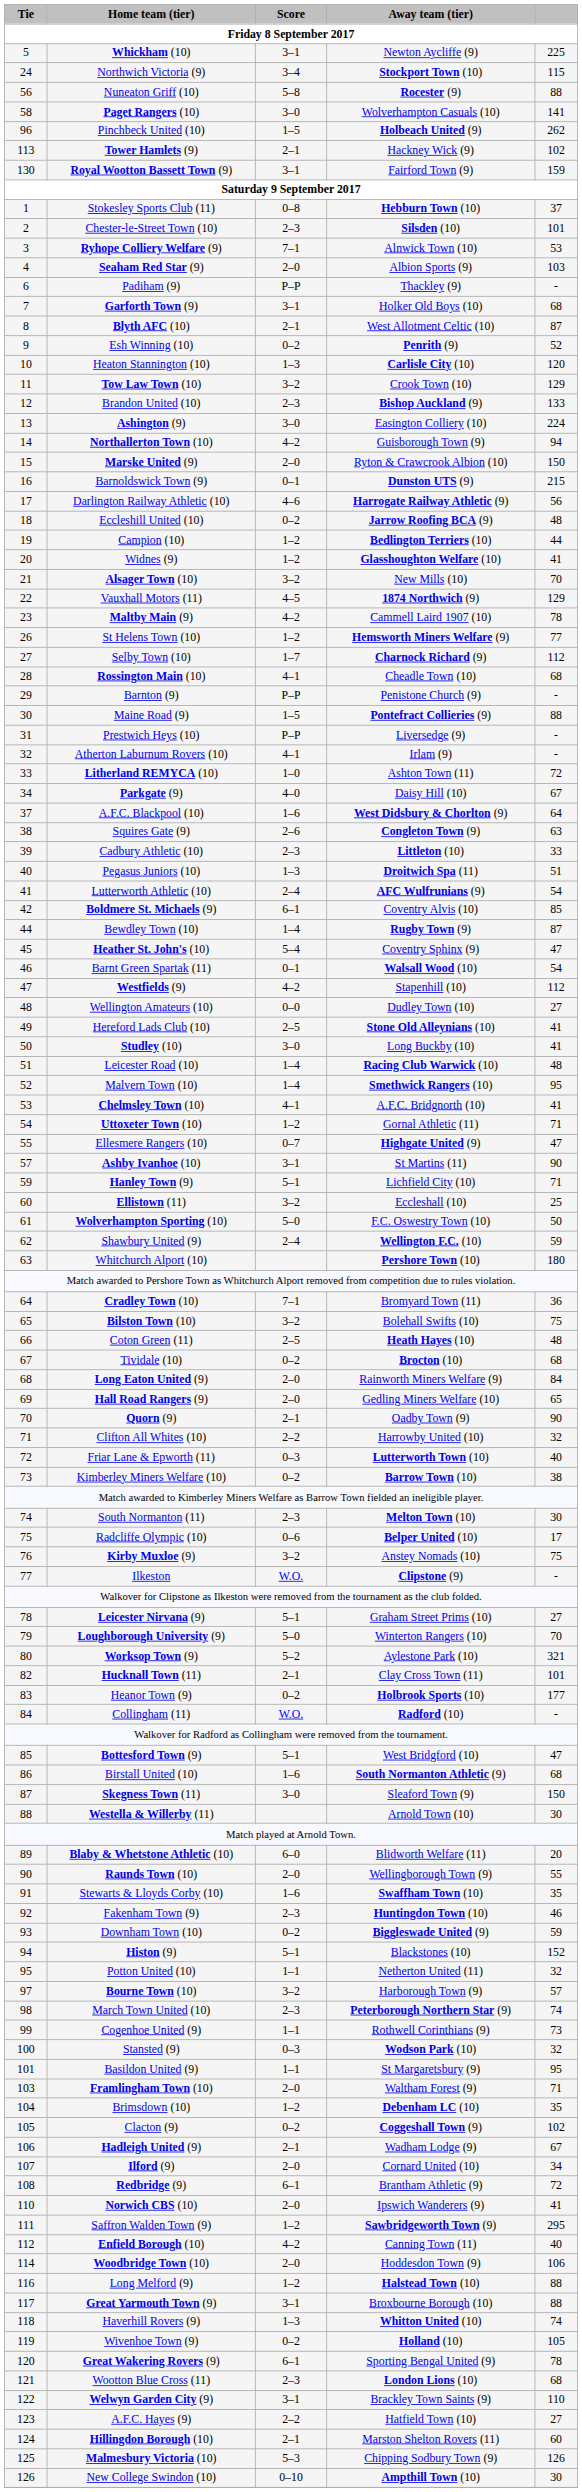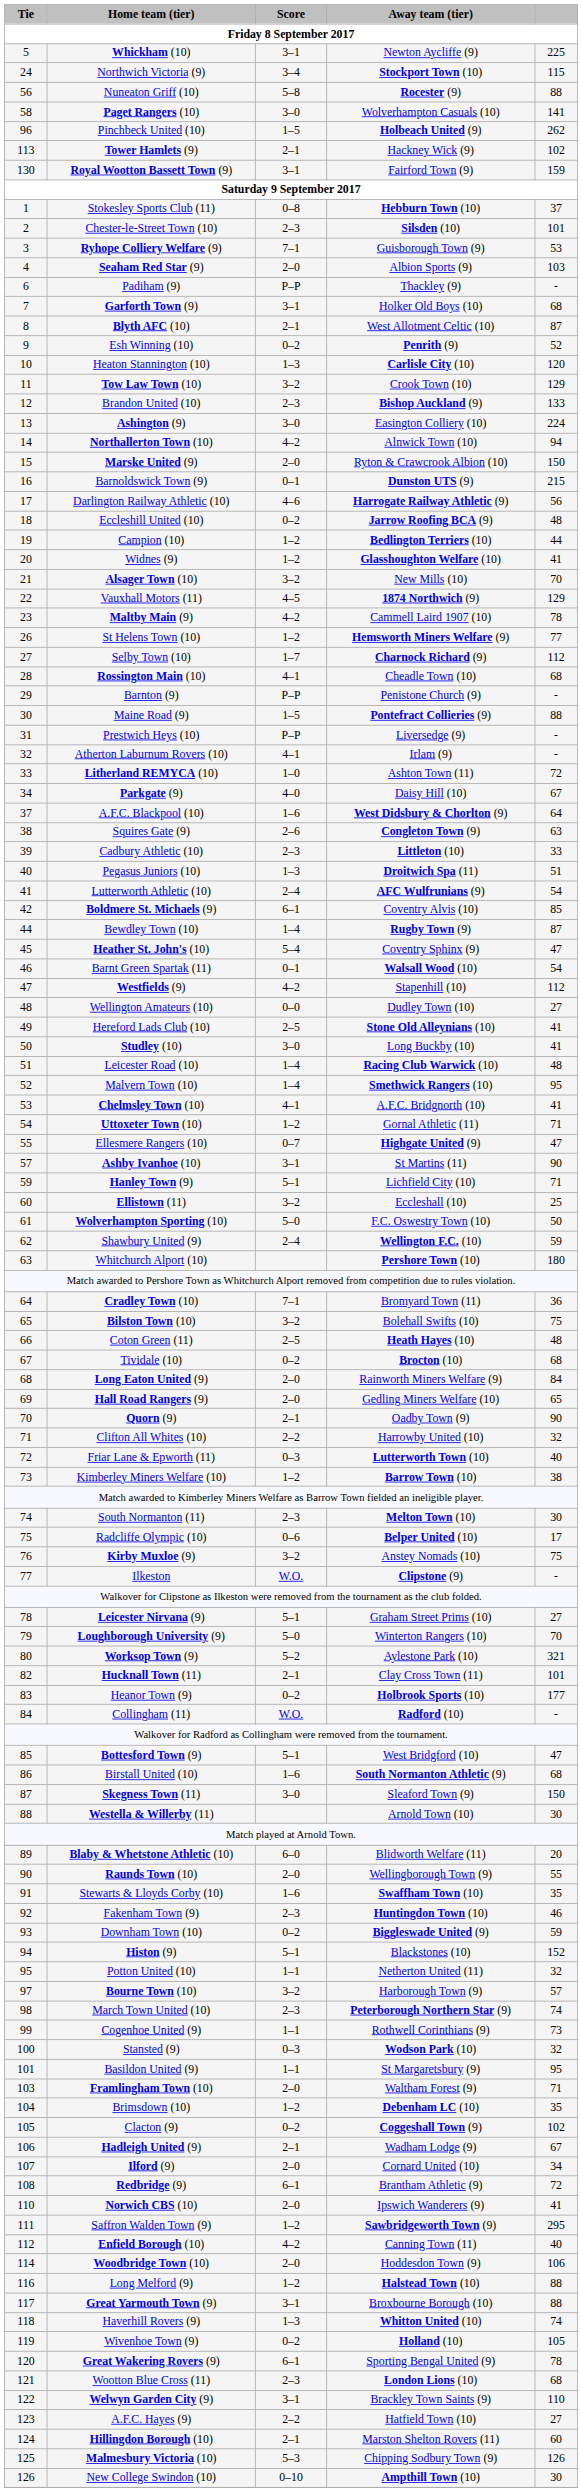(431, 248) Alnwick Town (10) -> (431, 248) Guisborough Town (9)
(431, 443) Guisborough Town (9) -> (431, 443) Alnwick Town (10)
(291, 1477) 0–2 -> (291, 1477) 1–2
